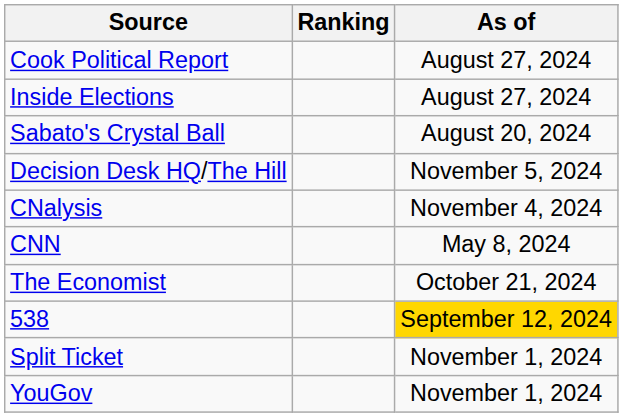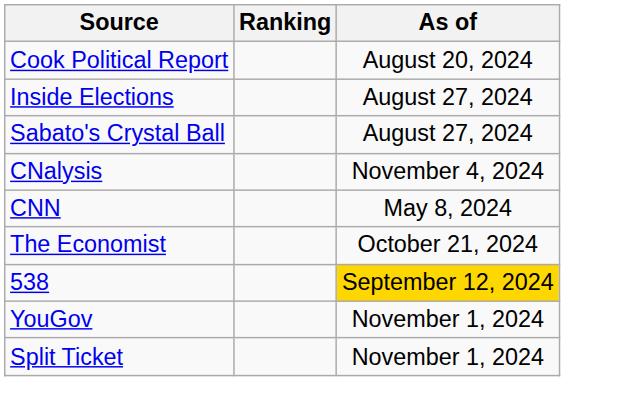(506, 60) August 27, 2024 -> (448, 60) August 20, 2024
(506, 134) August 20, 2024 -> (448, 134) August 27, 2024
- row: (148, 171)
rows swapped: (51, 393) <-> (67, 356)
